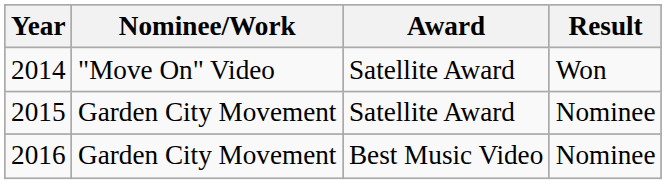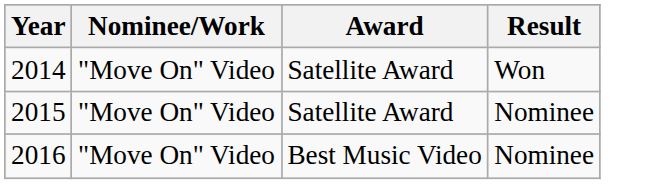(207, 112) Garden City Movement -> (176, 112) "Move On" Video
(207, 155) Garden City Movement -> (176, 155) "Move On" Video
